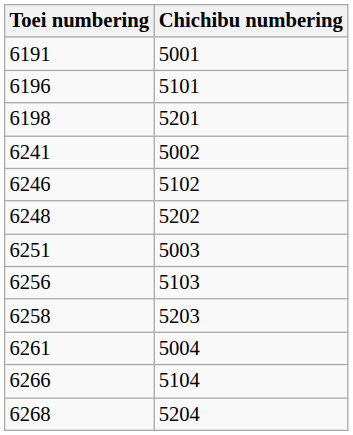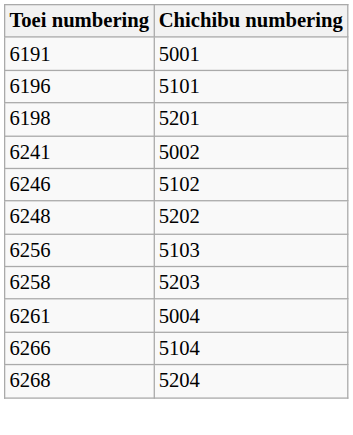- row: (30, 250)
